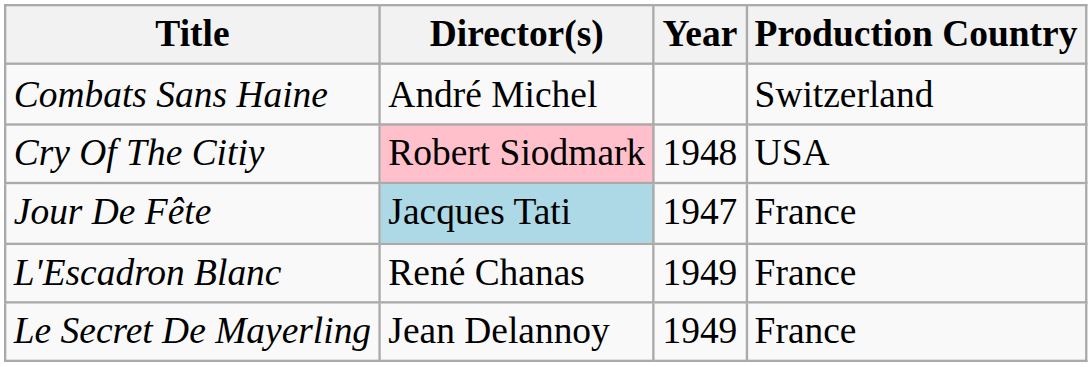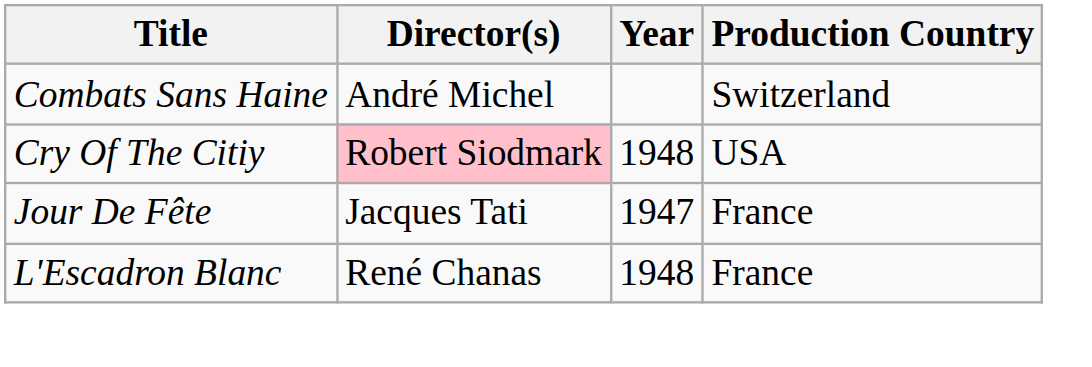(480, 212) lightblue background -> (437, 212) no background
(700, 271) 1949 -> (657, 271) 1948
- row: (192, 331)
